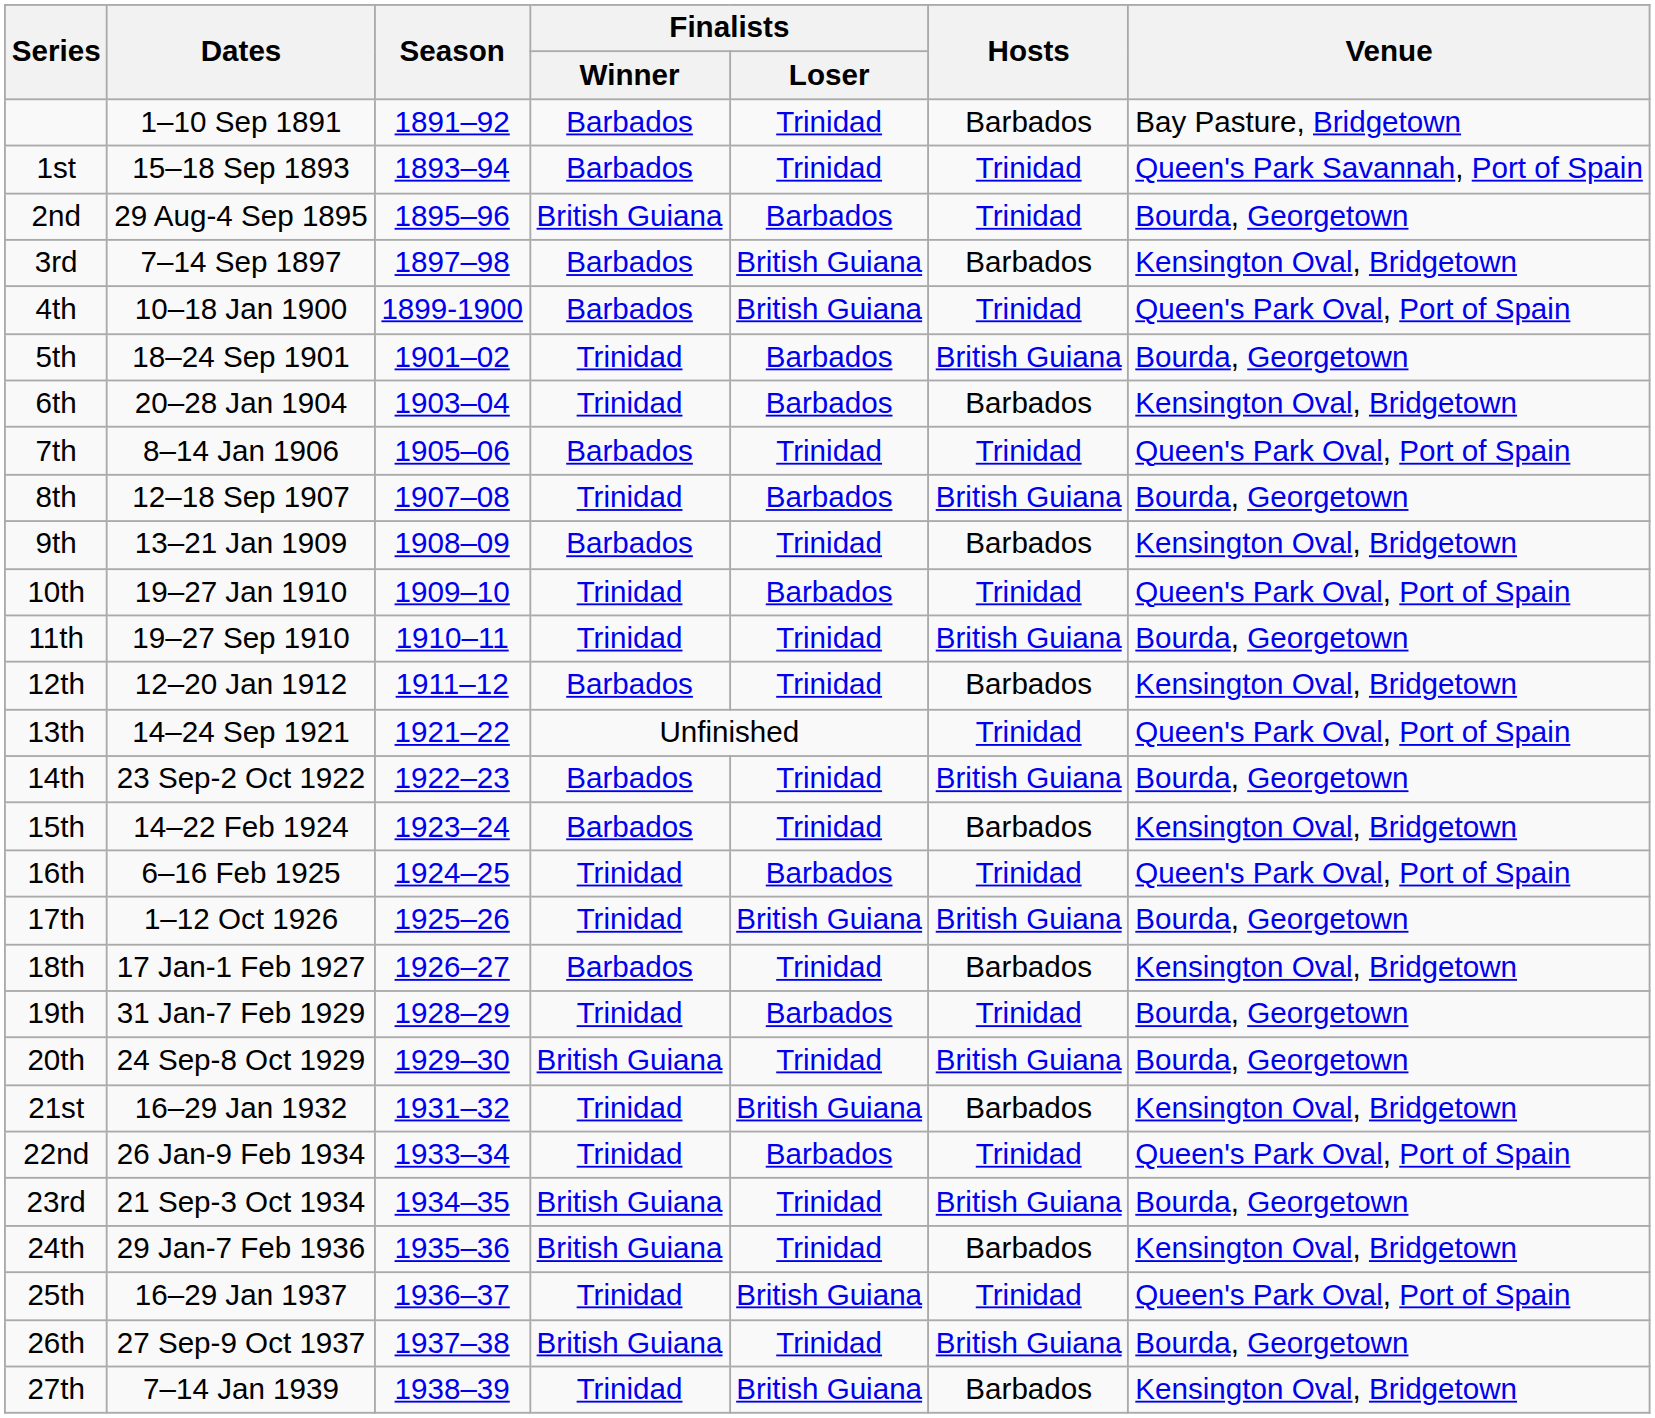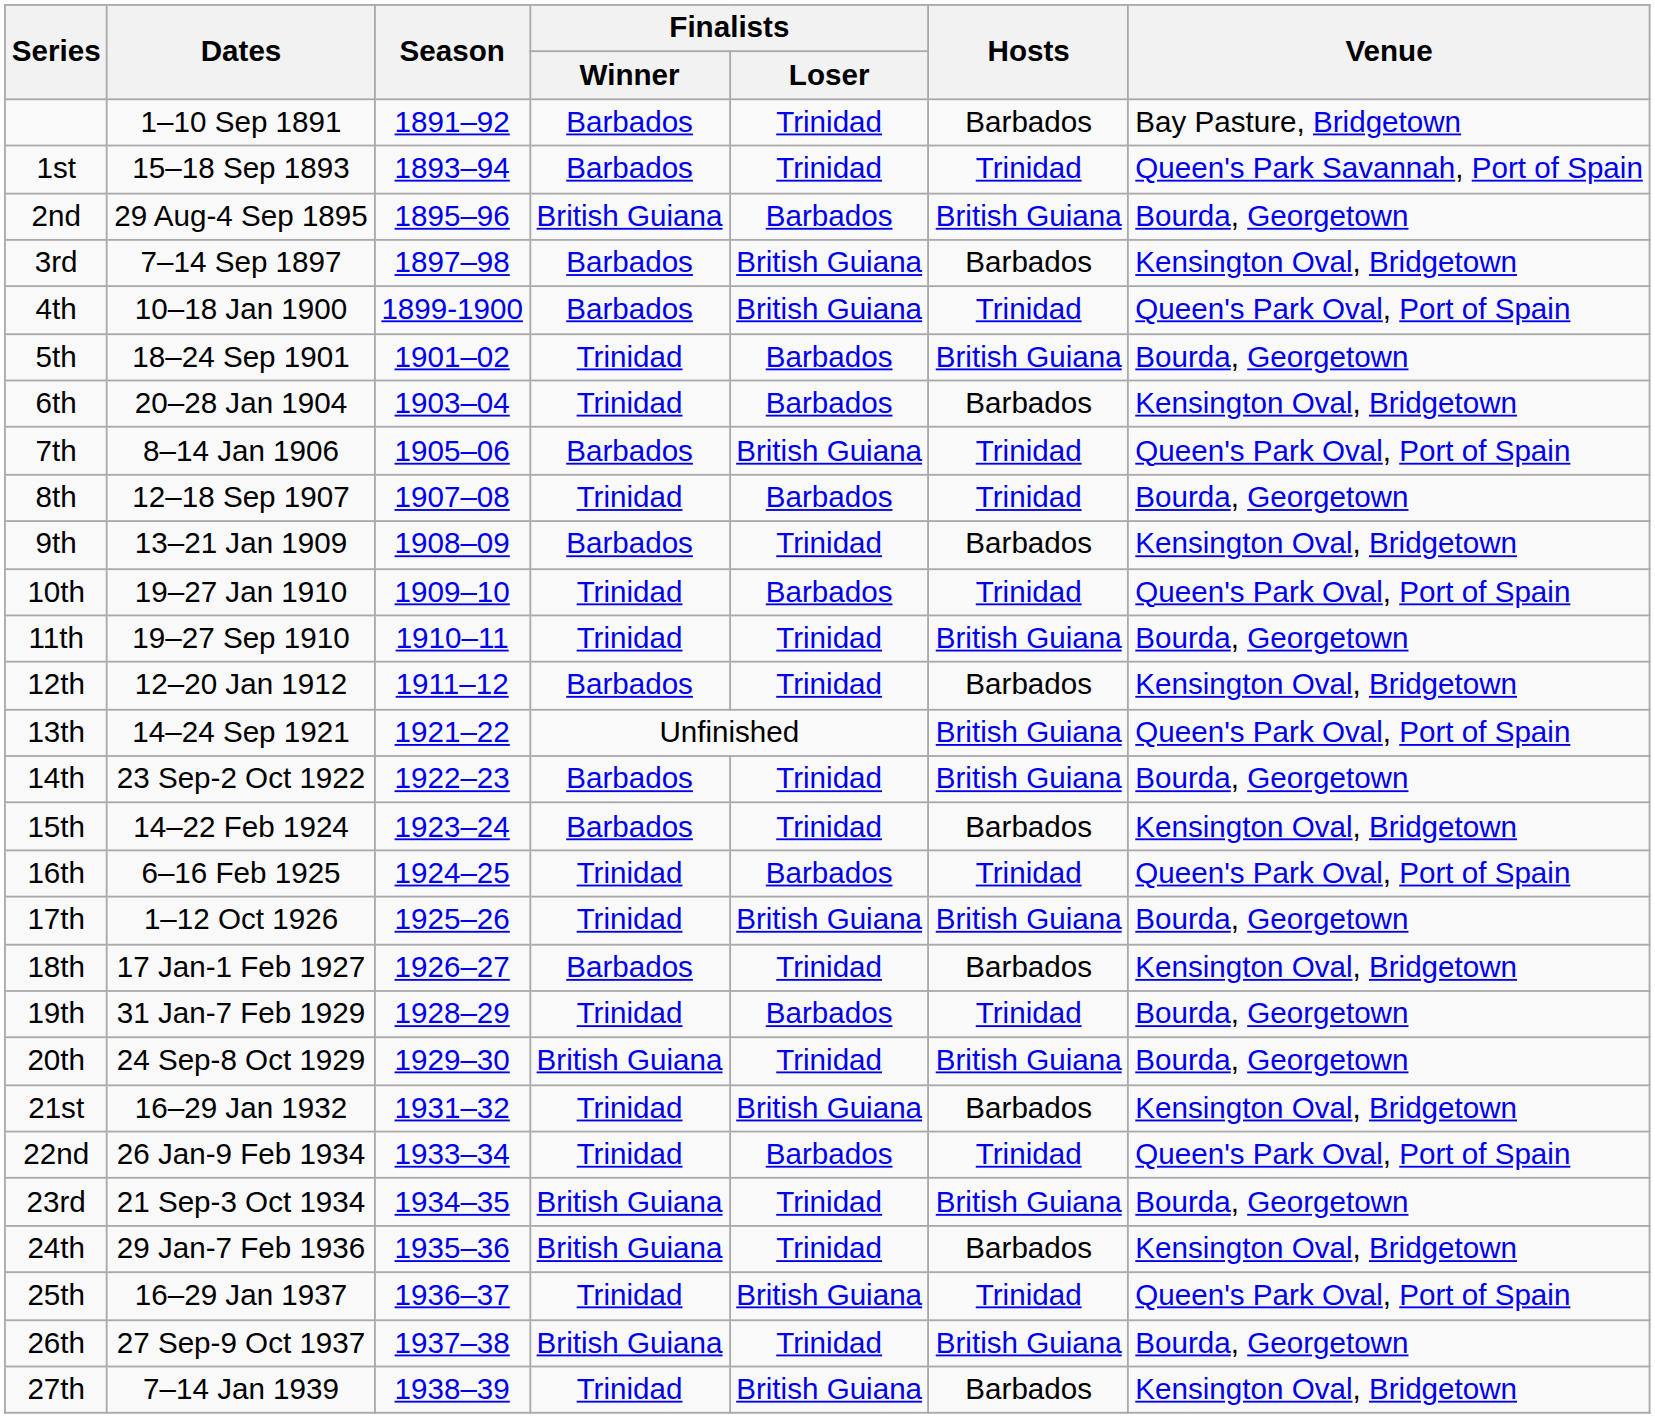(1029, 215) Trinidad -> (1029, 215) British Guiana
(829, 450) Trinidad -> (829, 450) British Guiana
(1029, 497) British Guiana -> (1029, 497) Trinidad
(1029, 732) Trinidad -> (1029, 732) British Guiana
